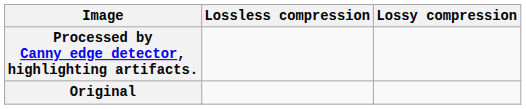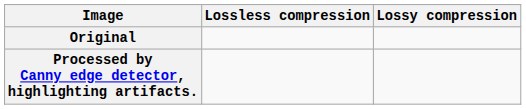rows swapped: (103, 92) <-> (103, 54)
